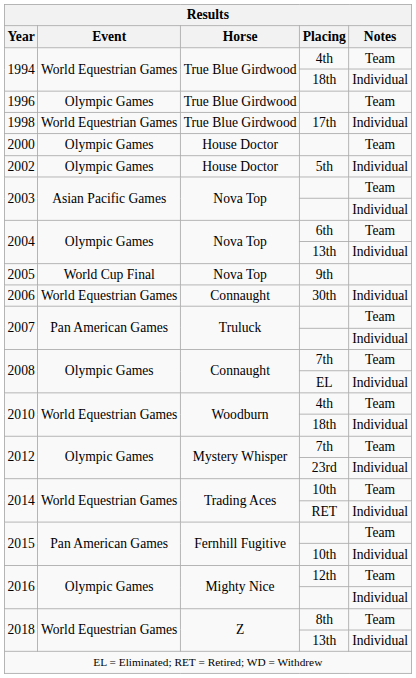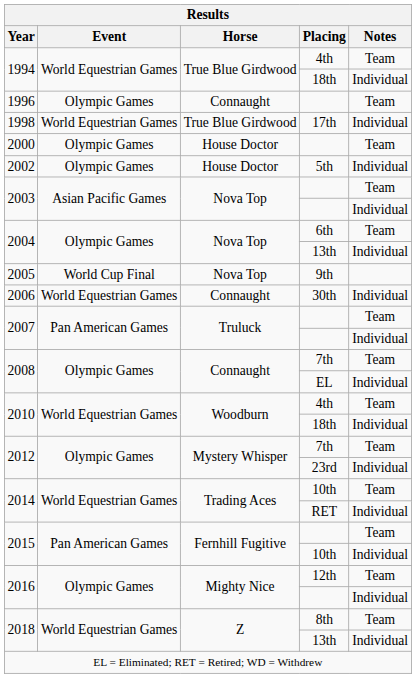(240, 101) True Blue Girdwood -> (240, 101) Connaught
